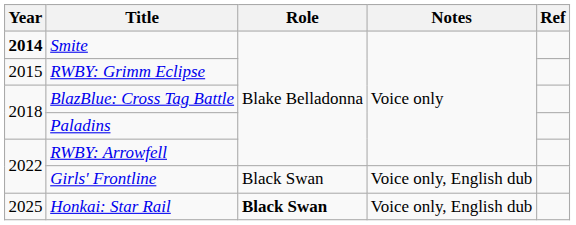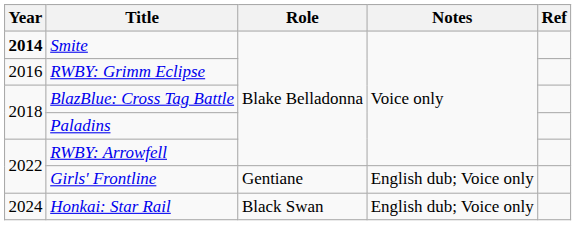(25, 71) 2015 -> (25, 71) 2016
(283, 179) Black Swan -> (273, 179) Gentiane
(452, 179) Voice only, English dub -> (452, 179) English dub; Voice only
(25, 206) 2025 -> (25, 206) 2024
(285, 206) bold -> (283, 206) normal
(452, 206) Voice only, English dub -> (452, 206) English dub; Voice only
